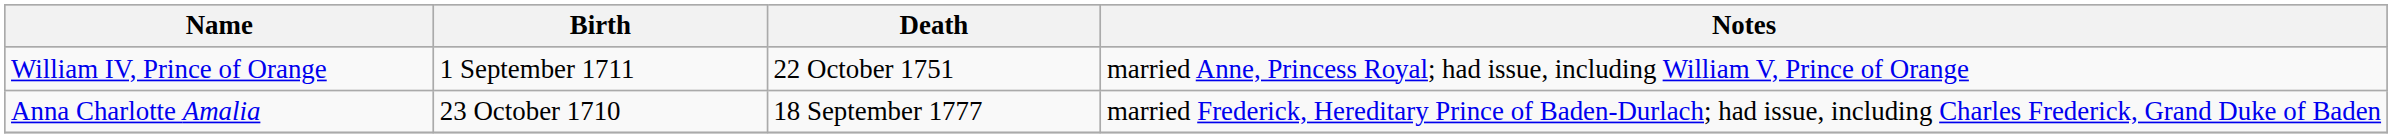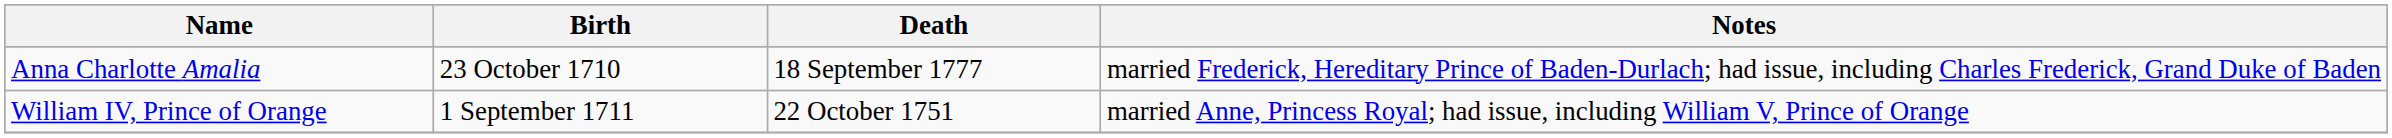rows swapped: (136, 111) <-> (169, 68)
